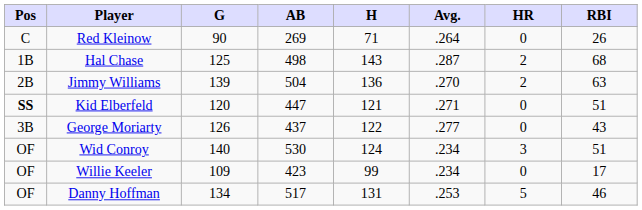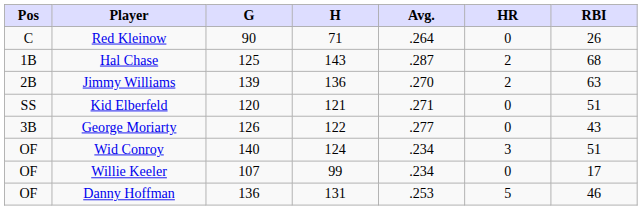- column: (295, 15)
(26, 104) bold -> (28, 104) normal
(220, 171) 109 -> (249, 171) 107
(220, 194) 134 -> (249, 194) 136
